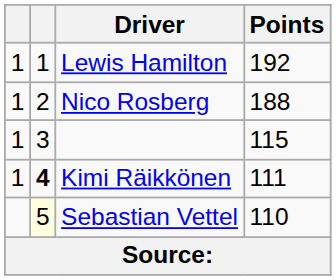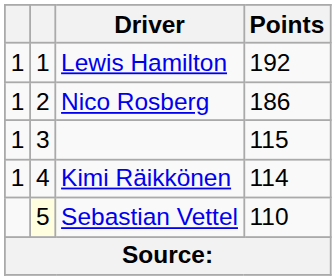(270, 101) 188 -> (270, 101) 186
(43, 178) bold -> (43, 178) normal
(268, 178) 111 -> (269, 178) 114
